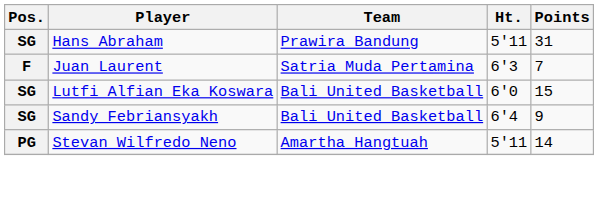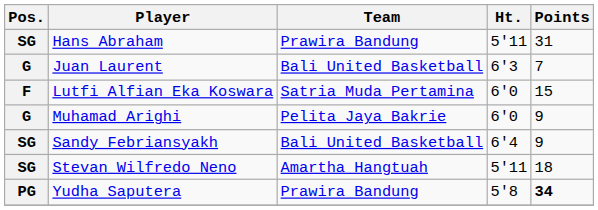(27, 67) F -> (27, 67) G
(377, 67) Satria Muda Pertamina -> (382, 67) Bali United Basketball
(27, 92) SG -> (27, 92) F
(382, 92) Bali United Basketball -> (377, 92) Satria Muda Pertamina
+ row: (117, 117)
(27, 142) PG -> (27, 167) SG
(544, 142) 14 -> (544, 167) 18
+ row: (117, 192)
